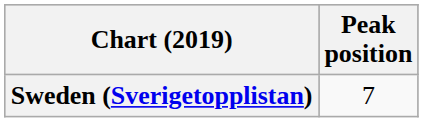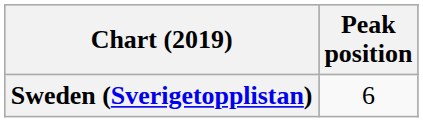(368, 95) 7 -> (368, 95) 6
